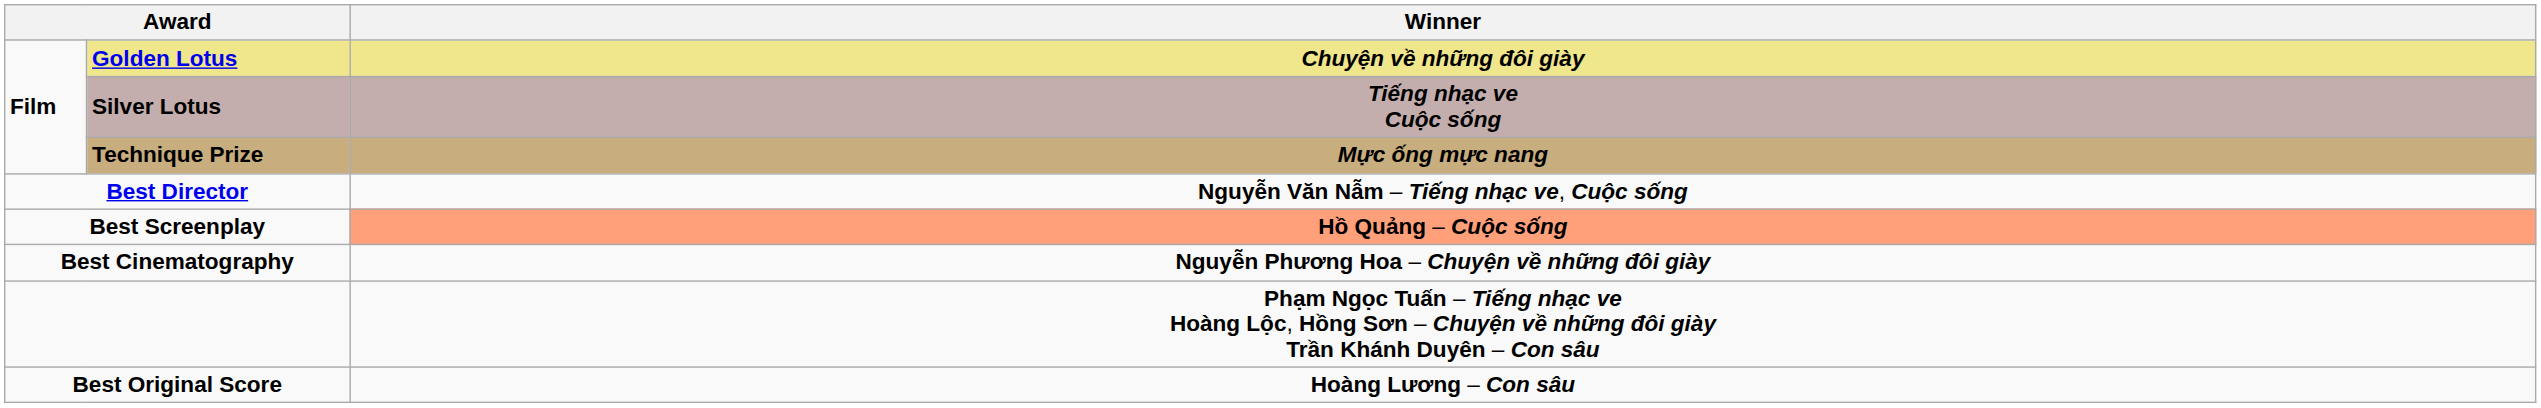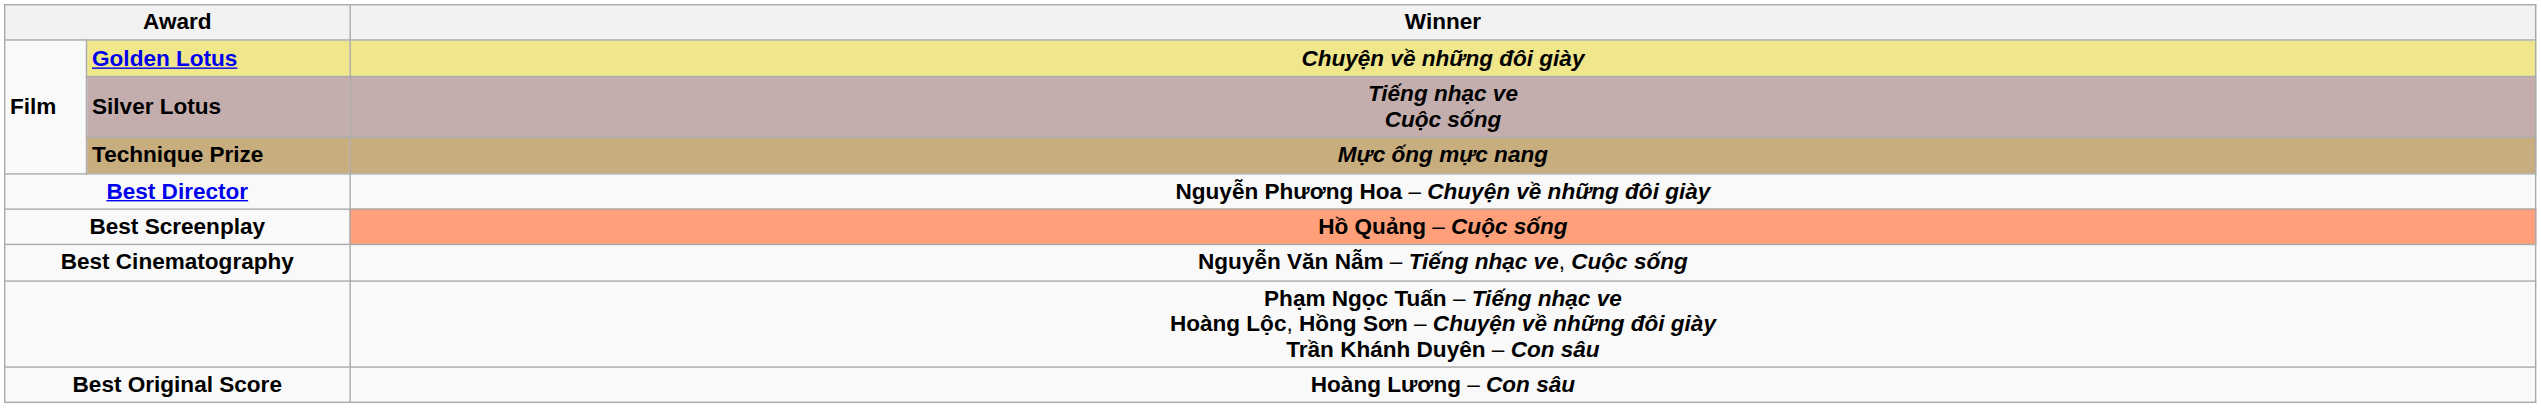(1443, 190) Nguyễn Văn Nẫm – Tiếng nhạc ve, Cuộc sống -> (1443, 190) Nguyễn Phương Hoa – Chuyện về những đôi giày
(1443, 262) Nguyễn Phương Hoa – Chuyện về những đôi giày -> (1443, 262) Nguyễn Văn Nẫm – Tiếng nhạc ve, Cuộc sống
